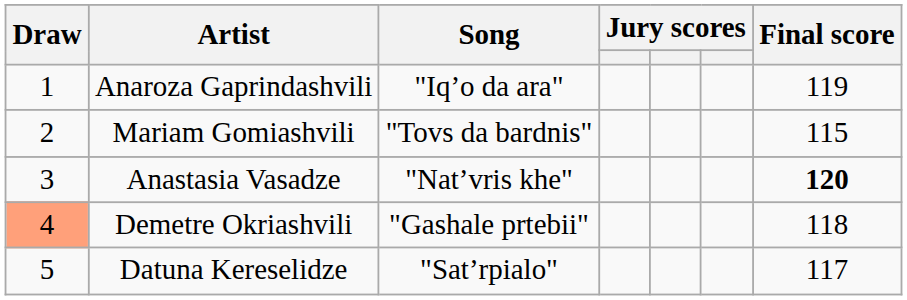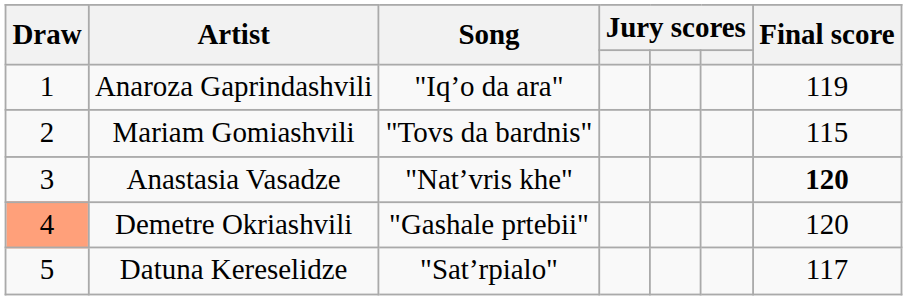(827, 224) 118 -> (827, 224) 120
